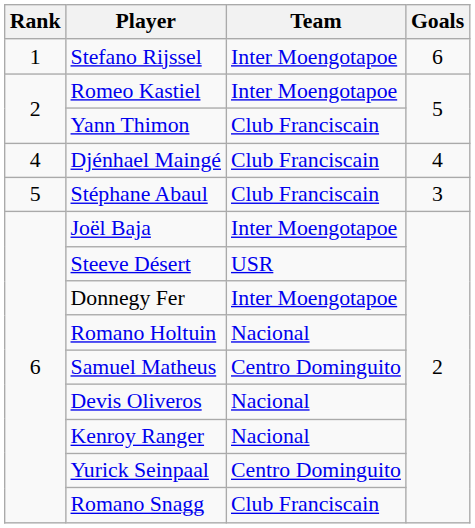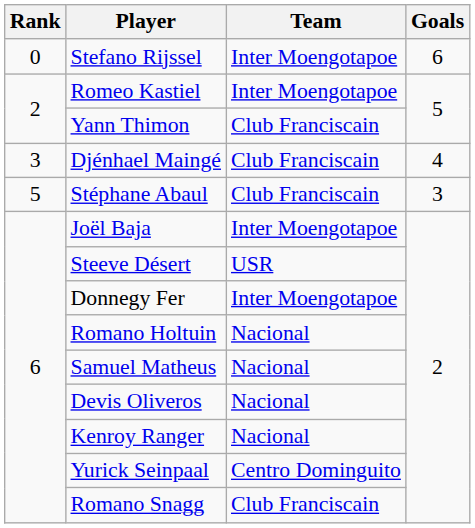(35, 56) 1 -> (35, 56) 0
(35, 159) 4 -> (35, 159) 3
(316, 366) Centro Dominguito -> (270, 366) Nacional
